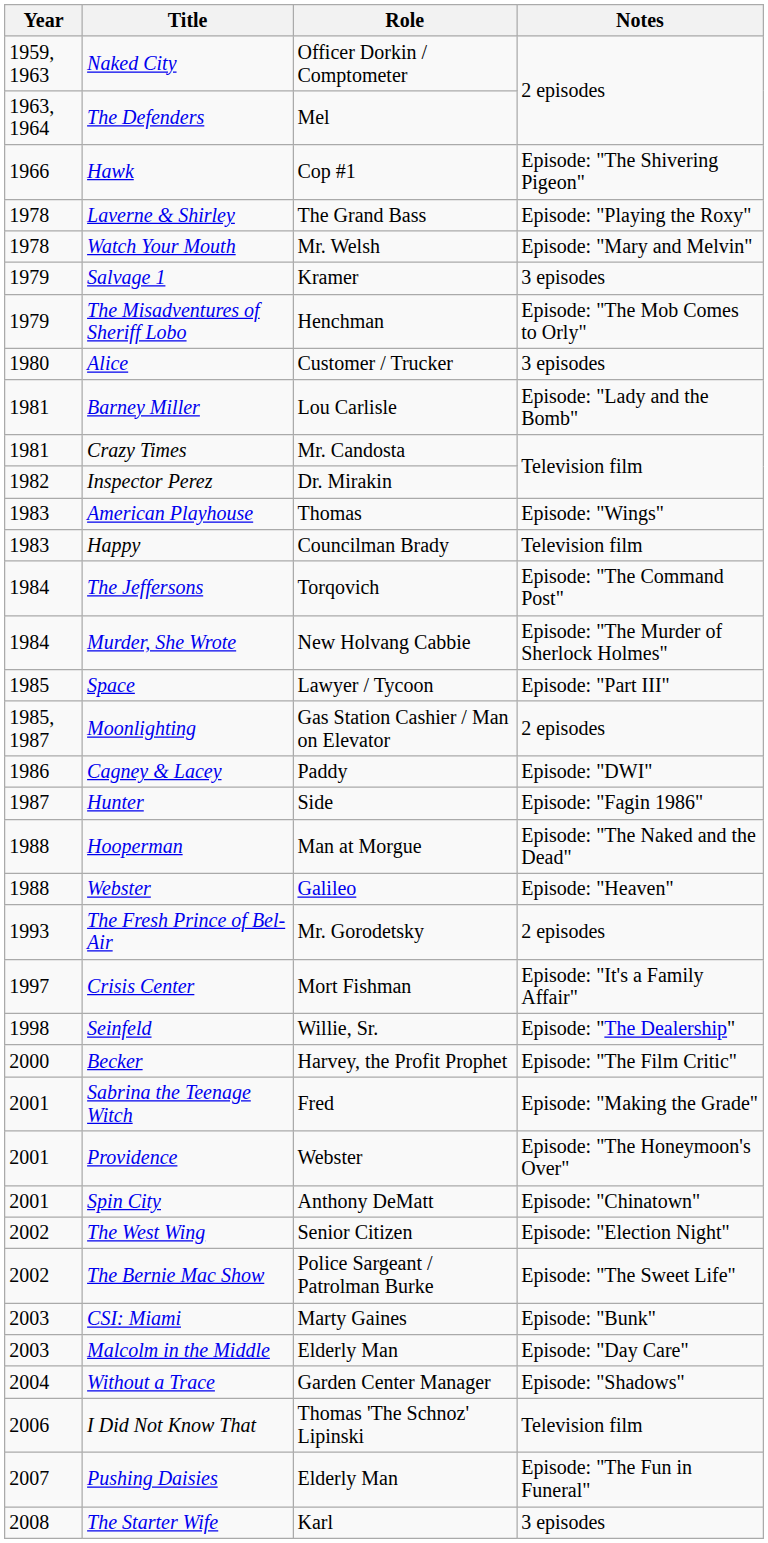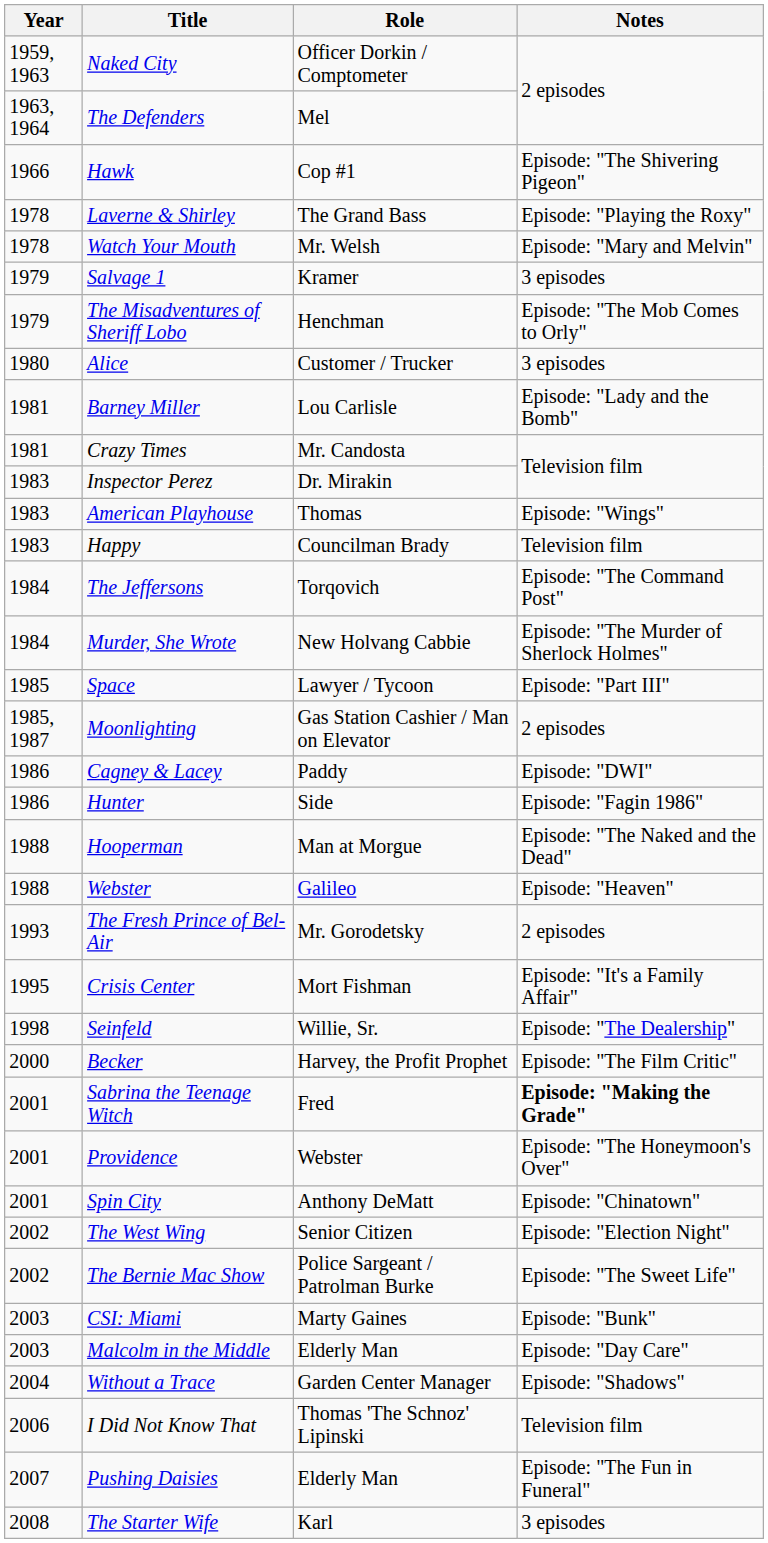(29, 481) 1982 -> (29, 481) 1983
(29, 803) 1987 -> (29, 803) 1986
(29, 986) 1997 -> (29, 986) 1995
(640, 1103) normal -> (616, 1103) bold
